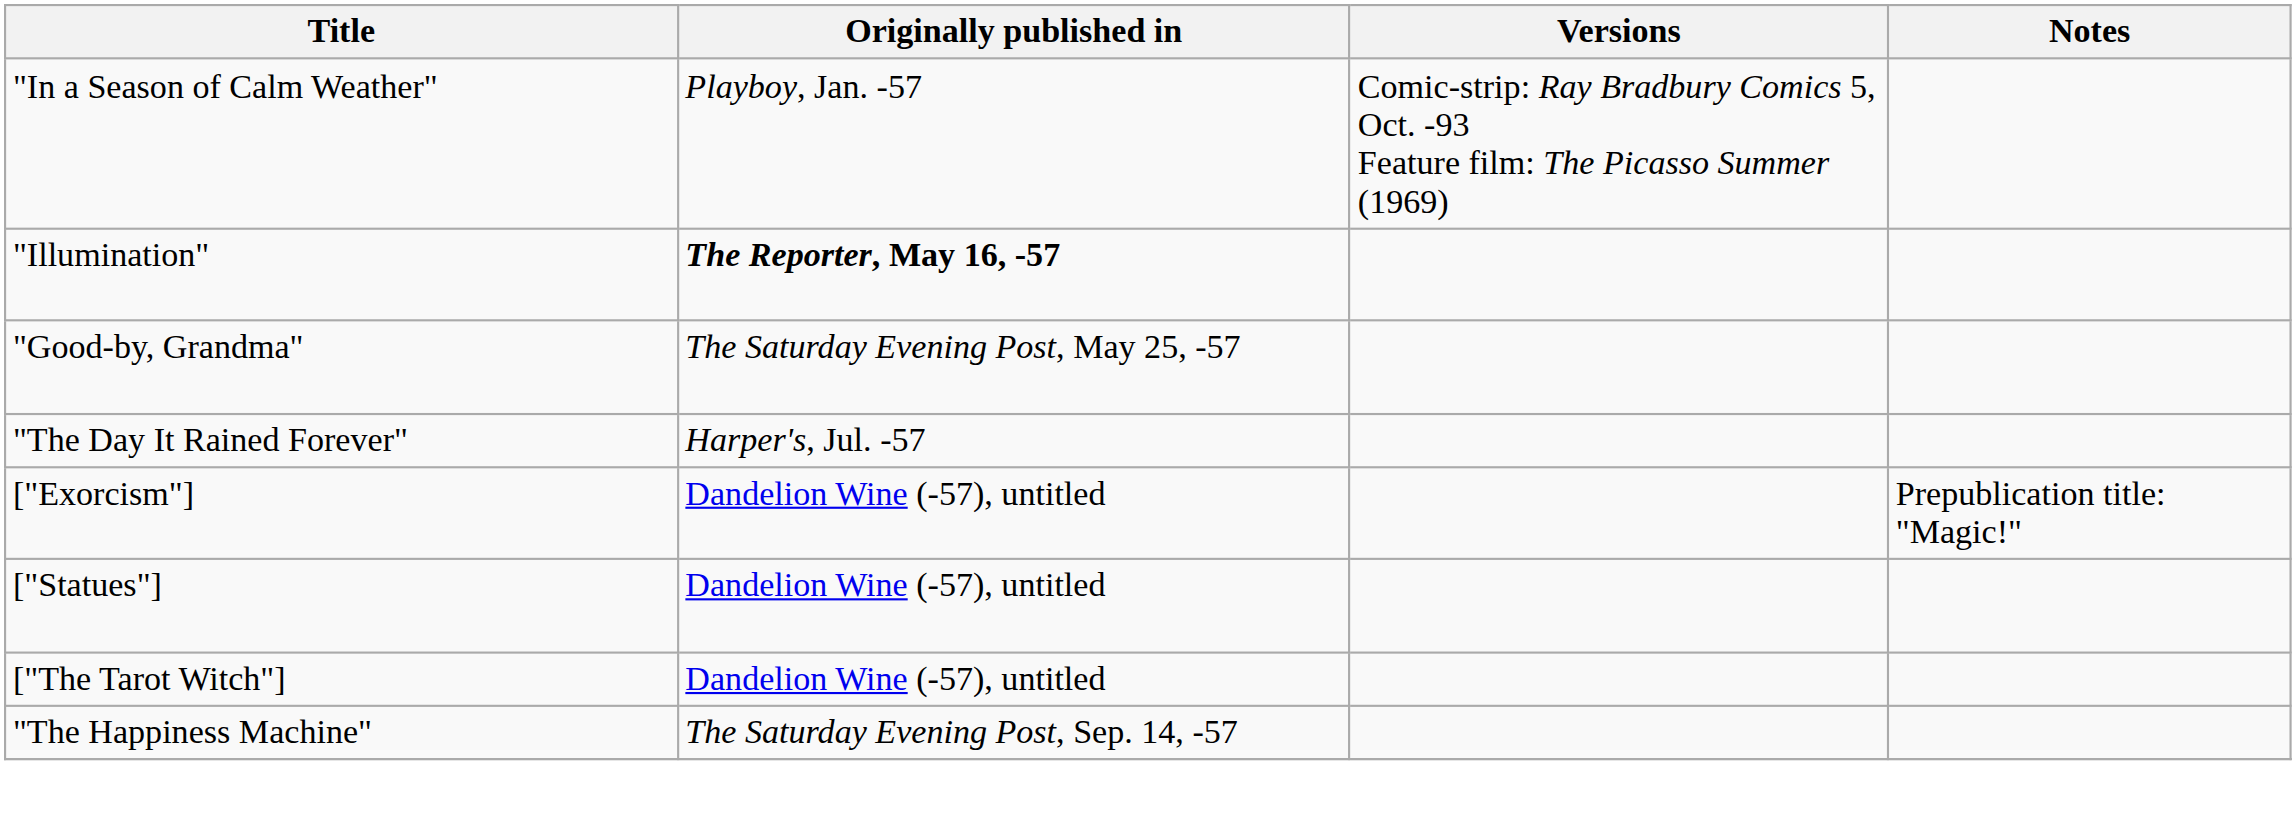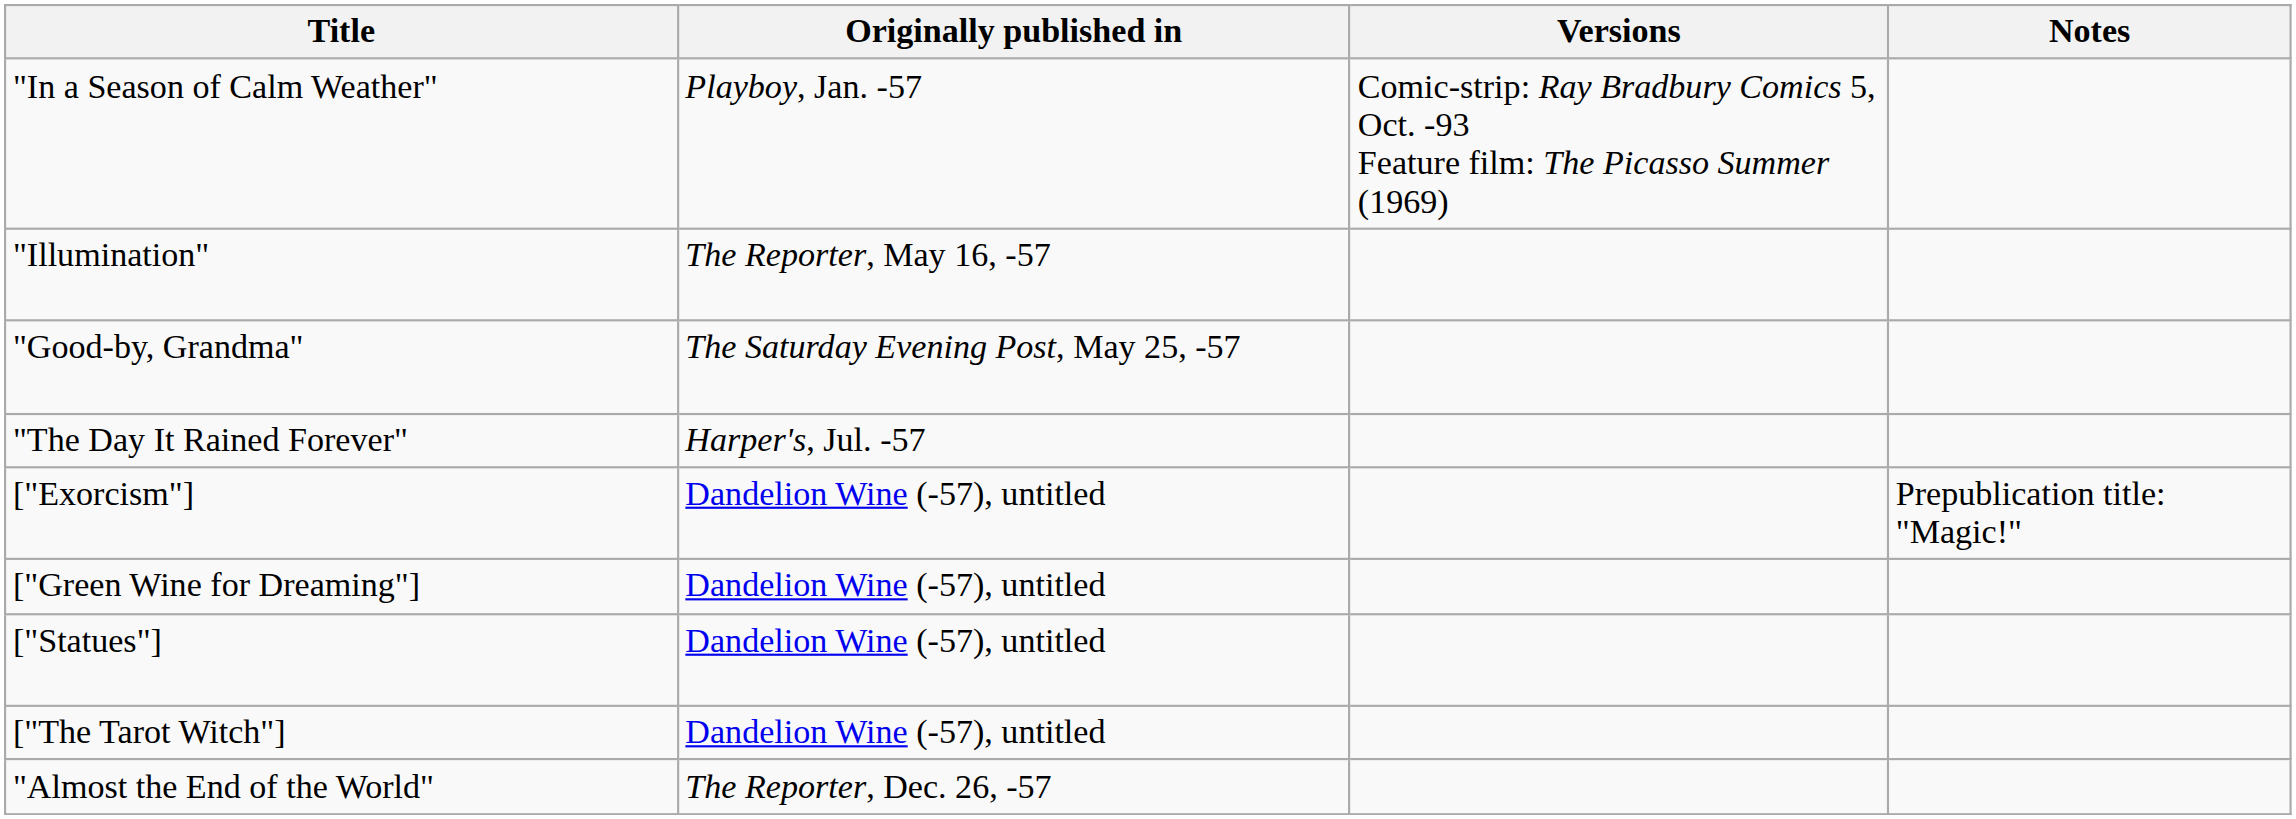(873, 254) bold -> (868, 254) normal
+ row: (217, 585)
- row: (192, 732)
+ row: (223, 786)
